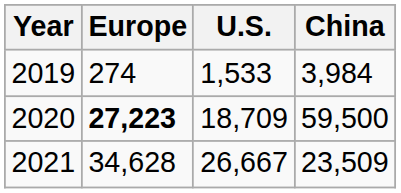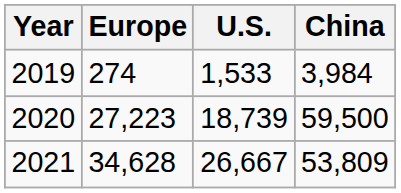(132, 118) bold -> (132, 118) normal
(244, 118) 18,709 -> (244, 118) 18,739
(345, 163) 23,509 -> (345, 163) 53,809
